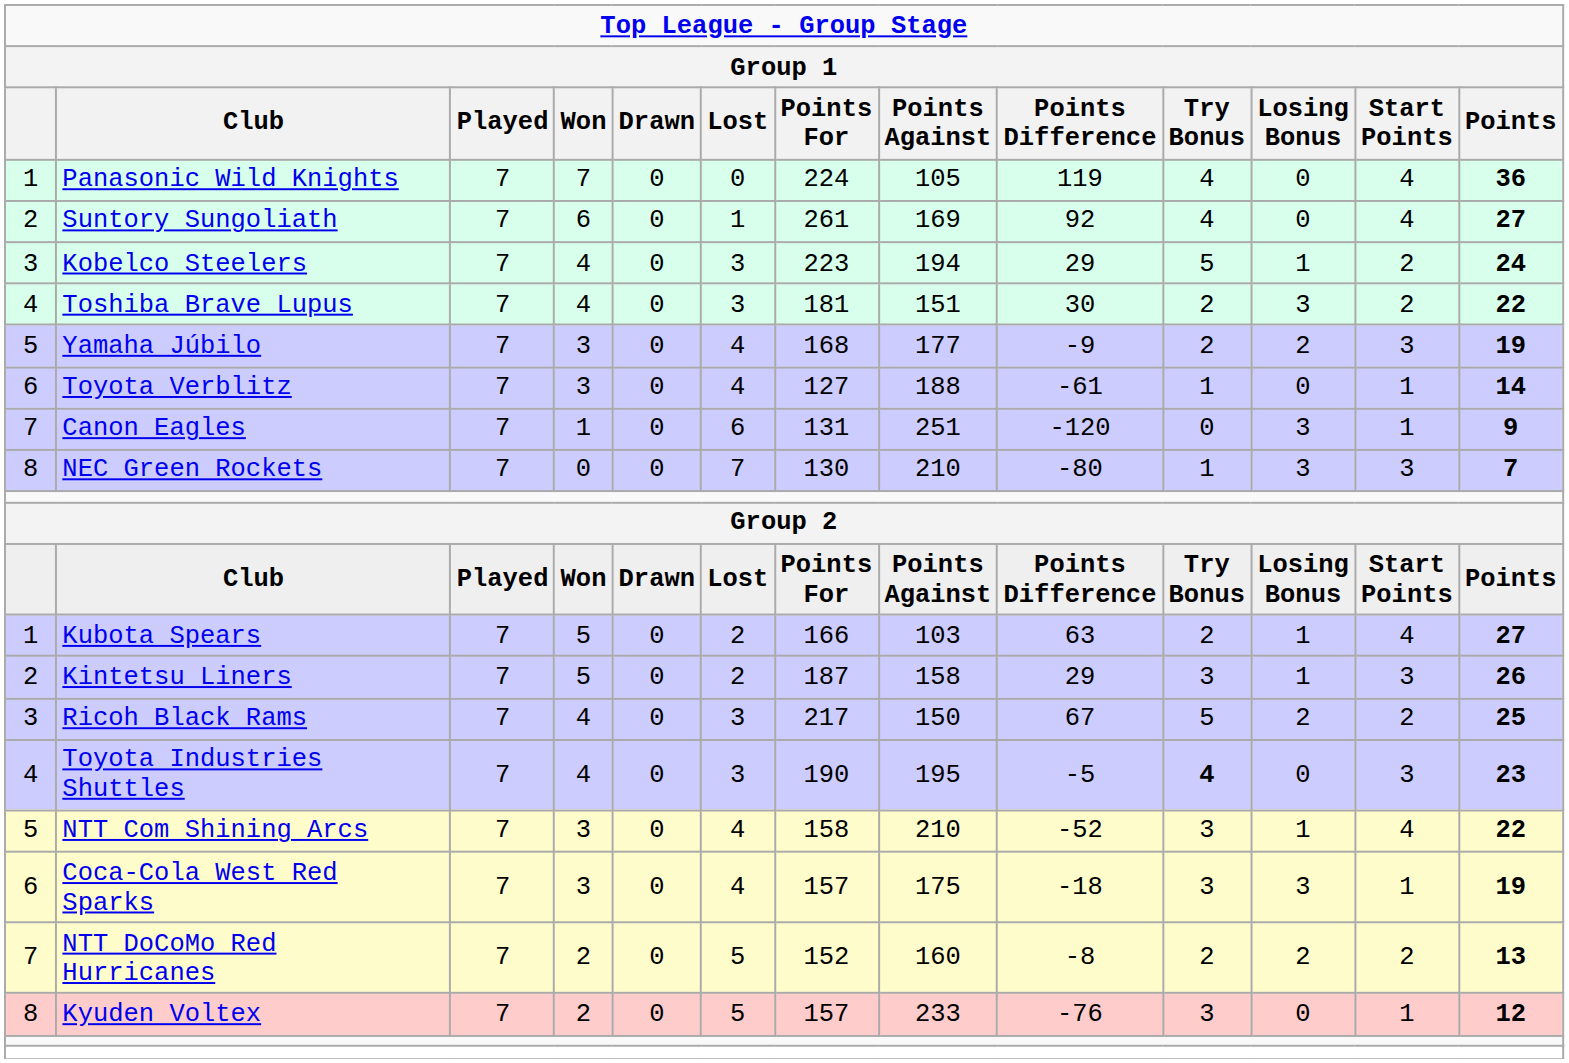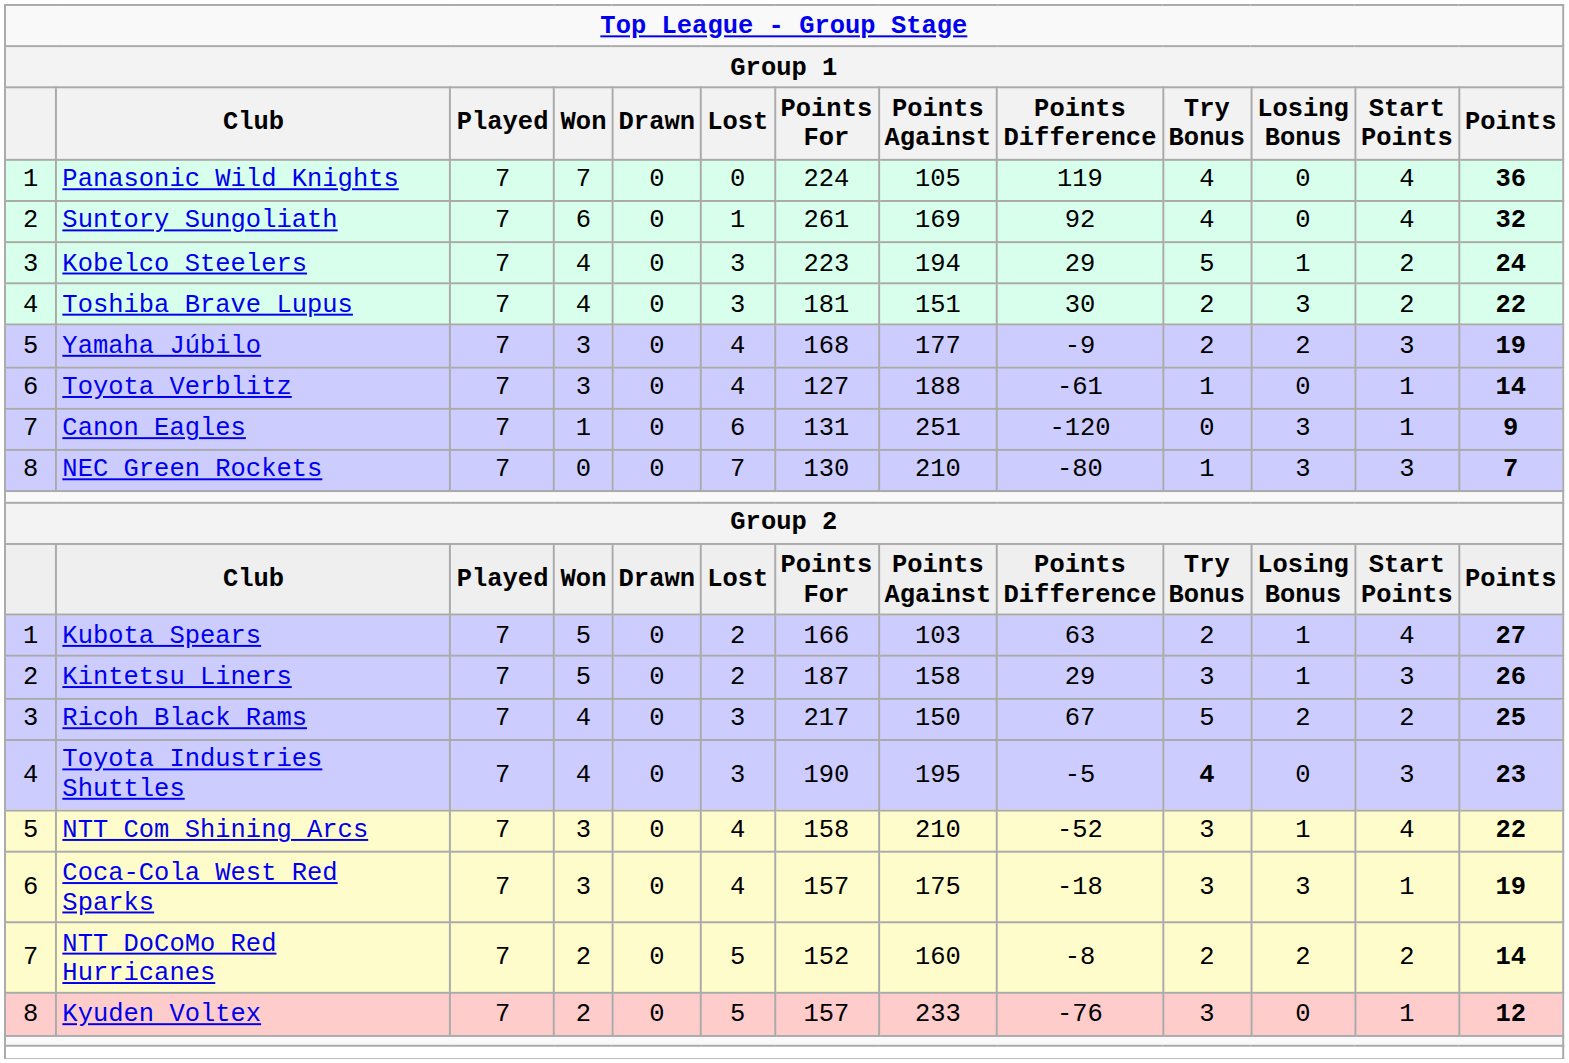(1511, 221) 27 -> (1511, 221) 32
(1511, 958) 13 -> (1511, 958) 14
